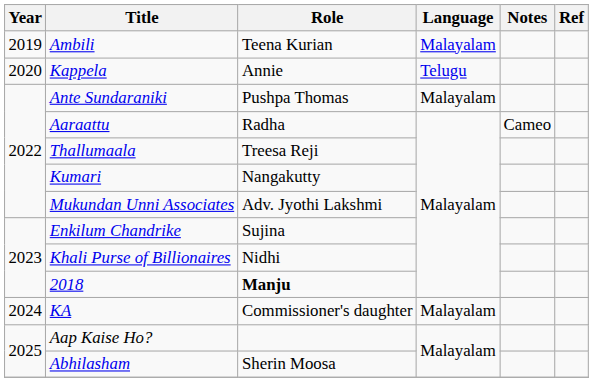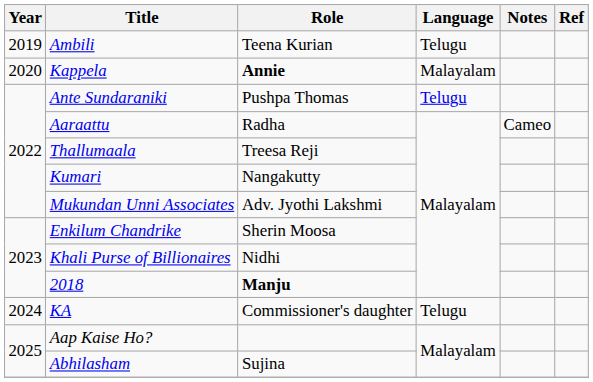(458, 44) Malayalam -> (443, 44) Telugu
(262, 71) normal -> (263, 71) bold
(443, 71) Telugu -> (458, 71) Malayalam
(458, 97) Malayalam -> (443, 97) Telugu
(263, 230) Sujina -> (289, 230) Sherin Moosa
(458, 310) Malayalam -> (443, 310) Telugu
(289, 364) Sherin Moosa -> (263, 364) Sujina
